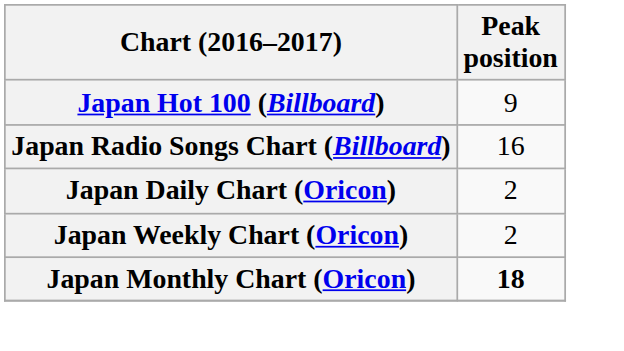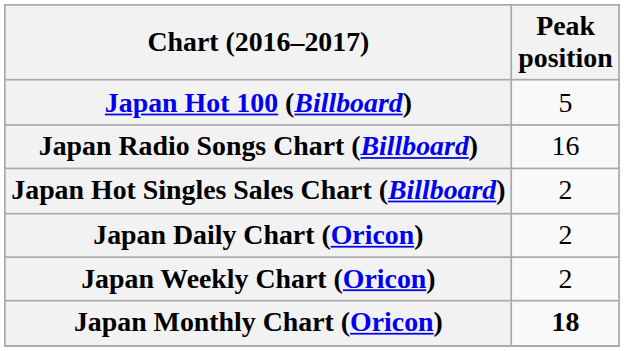(511, 102) 9 -> (566, 102) 5
+ row: (258, 190)
